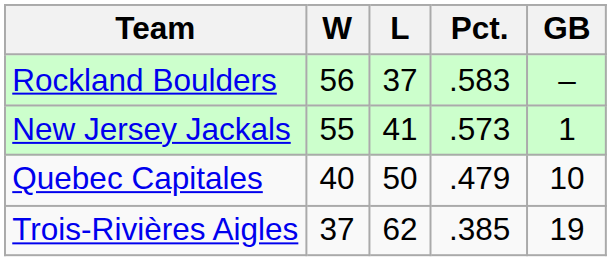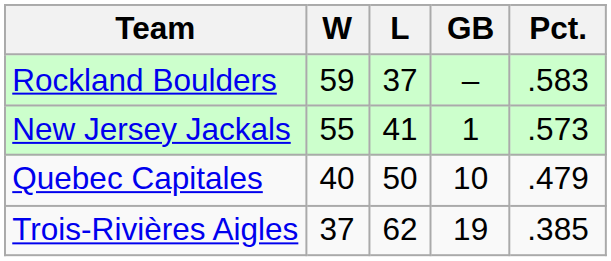columns swapped: (480, 29) <-> (567, 29)
(337, 79) 56 -> (337, 79) 59
